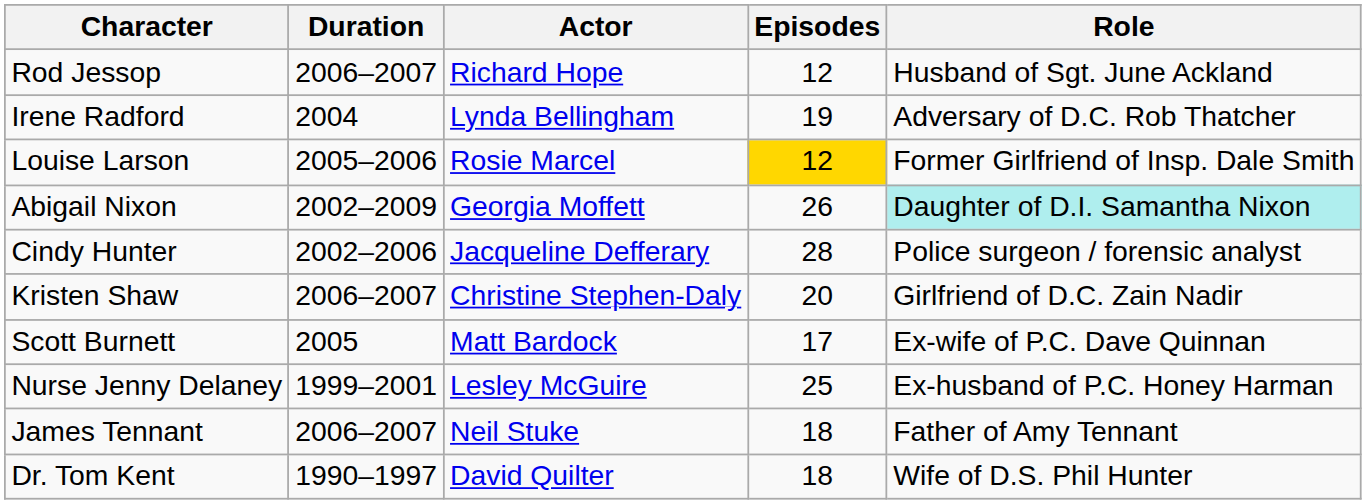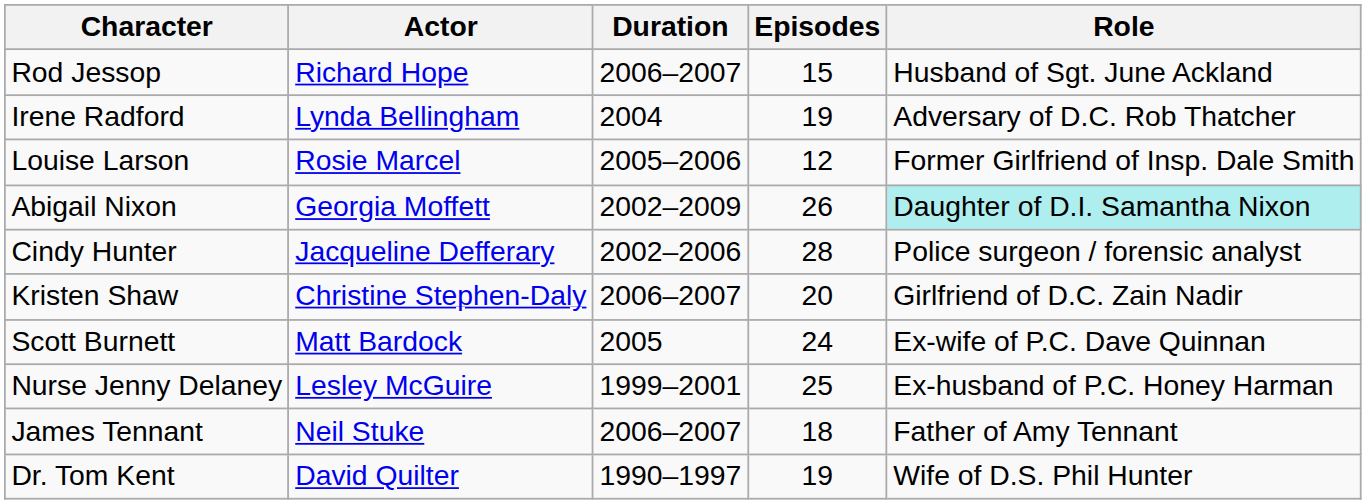columns swapped: (596, 26) <-> (366, 26)
(817, 71) 12 -> (817, 71) 15
(817, 161) gold background -> (817, 161) no background
(817, 341) 17 -> (817, 341) 24
(817, 476) 18 -> (817, 476) 19
